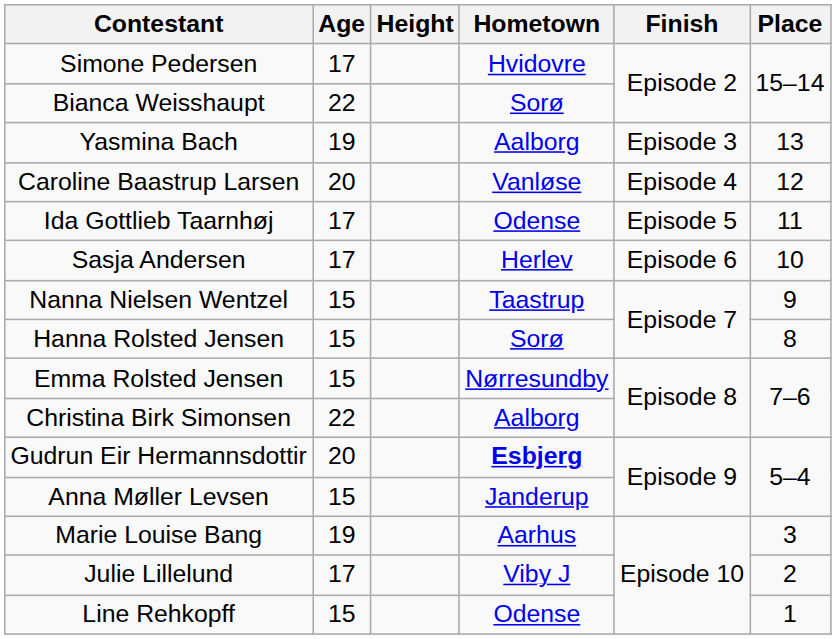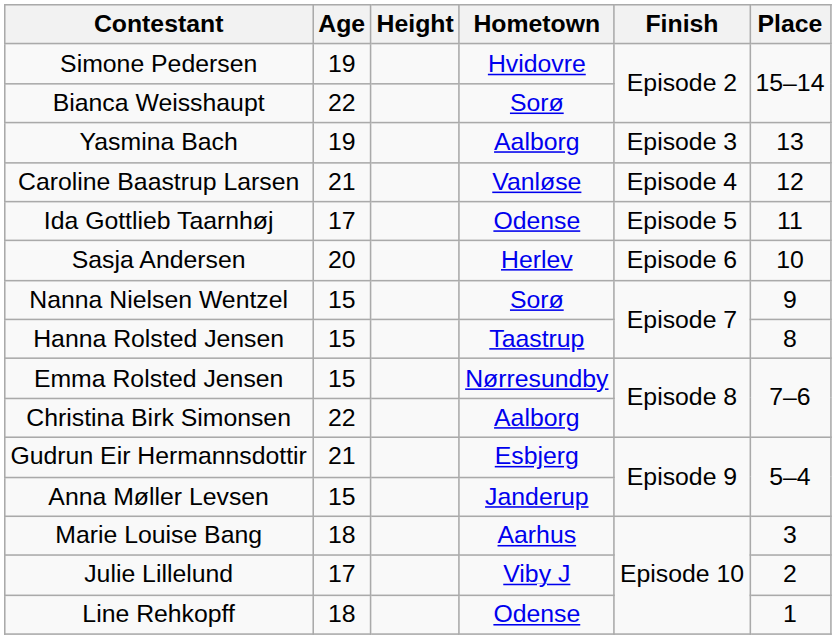(342, 63) 17 -> (342, 63) 19
(342, 181) 20 -> (342, 181) 21
(342, 260) 17 -> (342, 260) 20
(537, 299) Taastrup -> (537, 299) Sorø
(537, 338) Sorø -> (537, 338) Taastrup
(342, 456) 20 -> (342, 456) 21
(537, 456) bold -> (537, 456) normal
(342, 535) 19 -> (342, 535) 18
(342, 614) 15 -> (342, 614) 18
